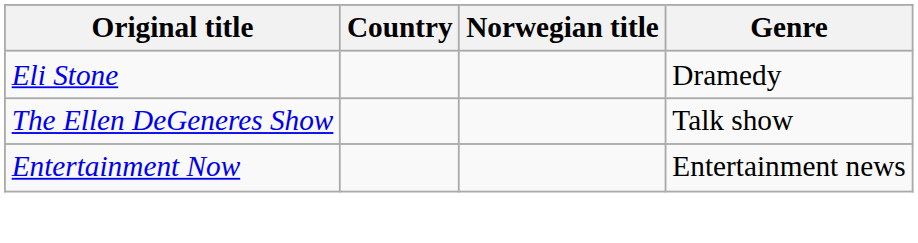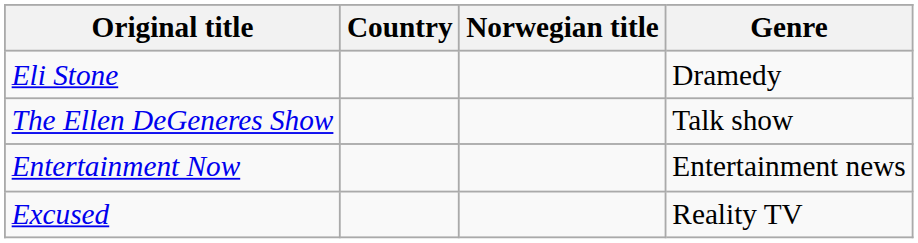+ row: (60, 213)
